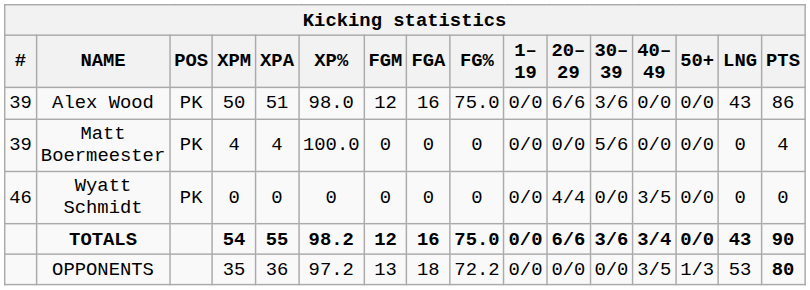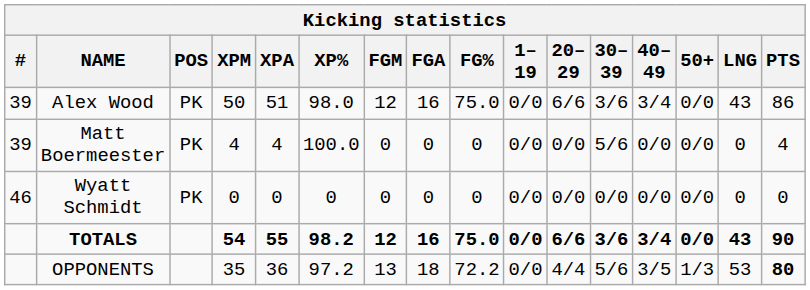(654, 103) 0/0 -> (654, 103) 3/4
(568, 197) 4/4 -> (568, 197) 0/0
(654, 197) 3/5 -> (654, 197) 0/0
(568, 270) 0/0 -> (568, 270) 4/4
(611, 270) 0/0 -> (611, 270) 5/6
